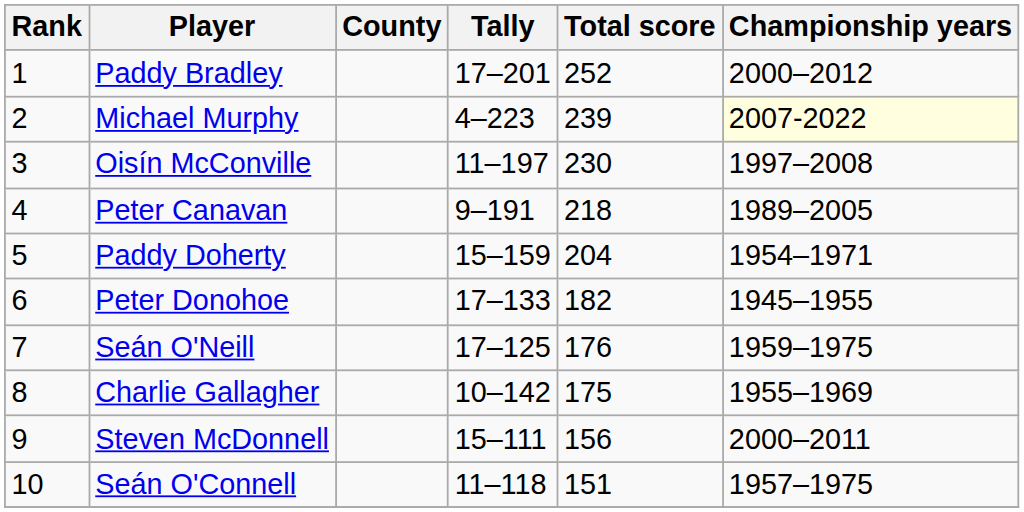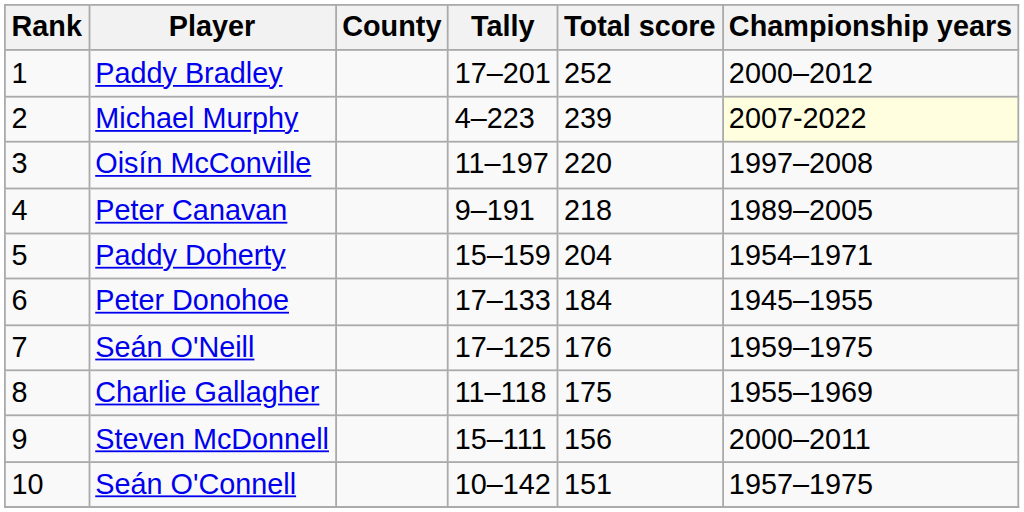(588, 164) 230 -> (588, 164) 220
(588, 301) 182 -> (588, 301) 184
(503, 392) 10–142 -> (501, 392) 11–118
(501, 484) 11–118 -> (503, 484) 10–142
